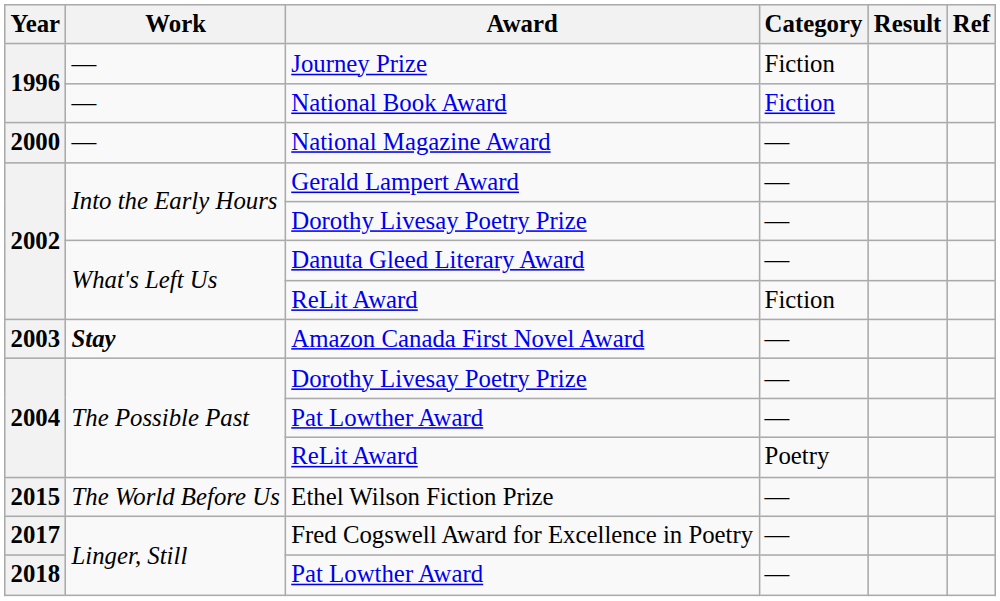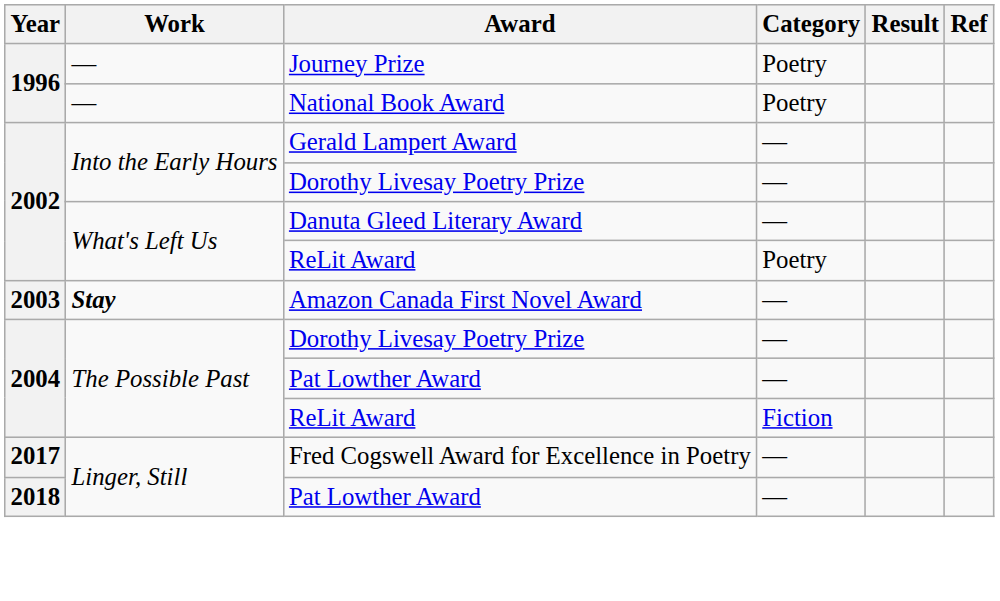(800, 63) Fiction -> (795, 63) Poetry
(800, 102) Fiction -> (795, 102) Poetry
- row: (35, 142)
(800, 299) Fiction -> (795, 260) Poetry
(797, 456) Poetry -> (797, 417) Fiction
- row: (35, 496)
